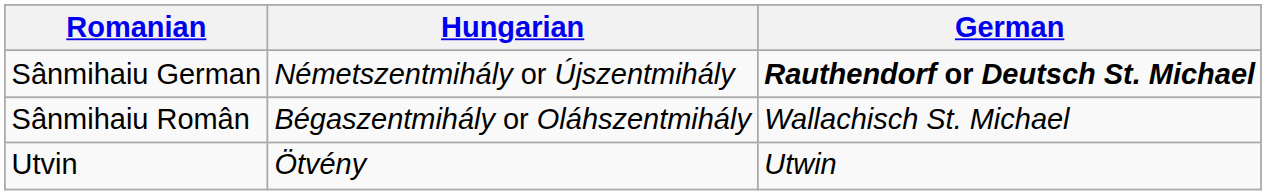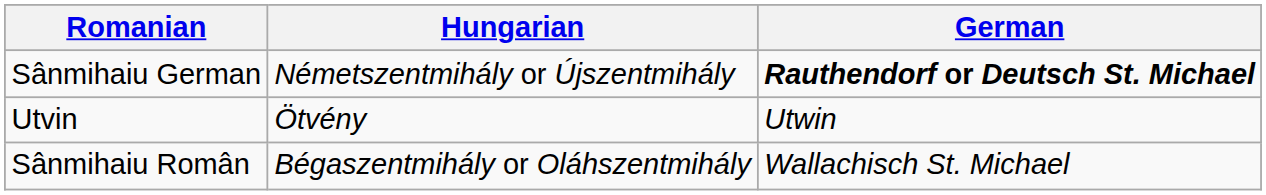rows swapped: (131, 119) <-> (45, 165)
